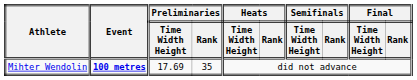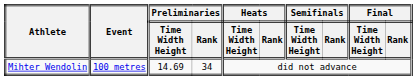(119, 66) bold -> (119, 66) normal
(171, 66) 17.69 -> (171, 66) 14.69
(207, 66) 35 -> (207, 66) 34
